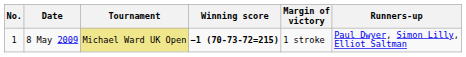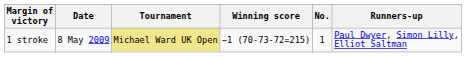columns swapped: (14, 17) <-> (307, 17)
(235, 40) bold -> (266, 40) normal
